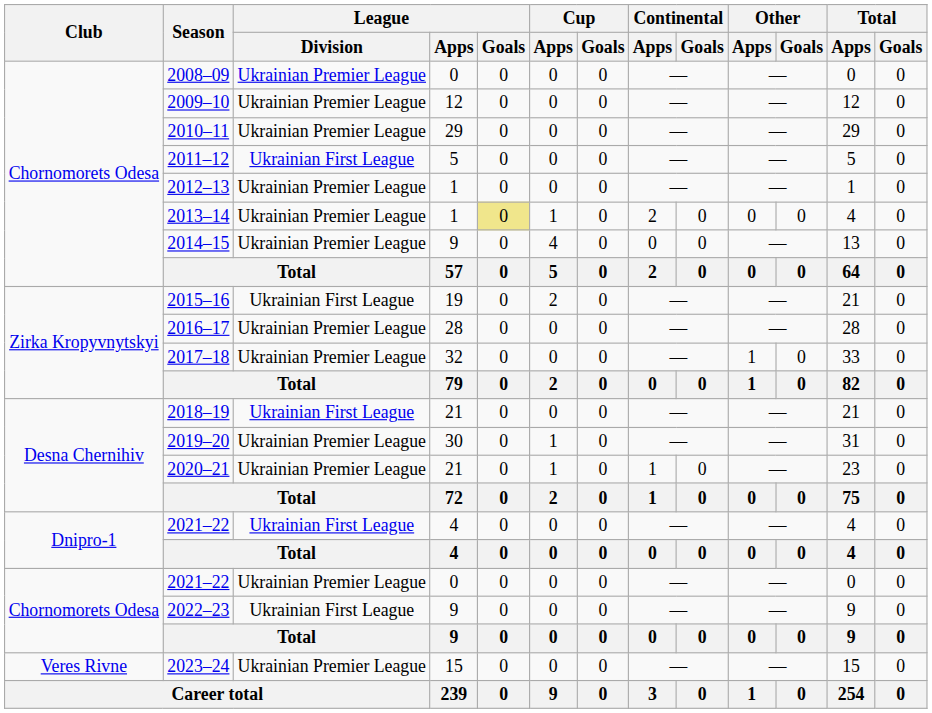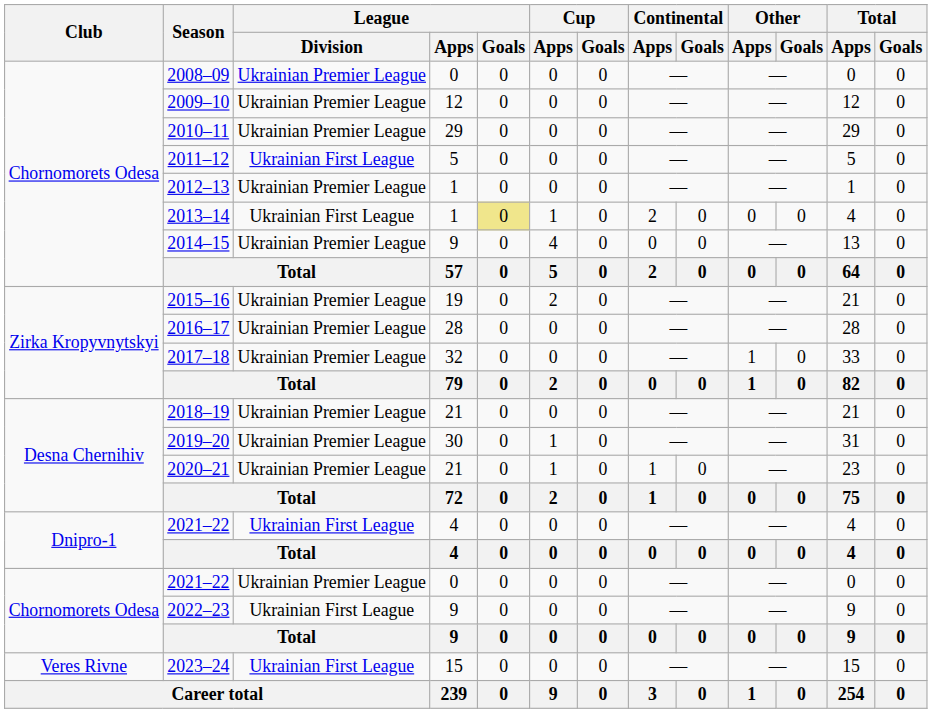(332, 215) Ukrainian Premier League -> (332, 215) Ukrainian First League
(332, 300) Ukrainian First League -> (332, 300) Ukrainian Premier League
(332, 412) Ukrainian First League -> (332, 412) Ukrainian Premier League
(332, 666) Ukrainian Premier League -> (332, 666) Ukrainian First League
